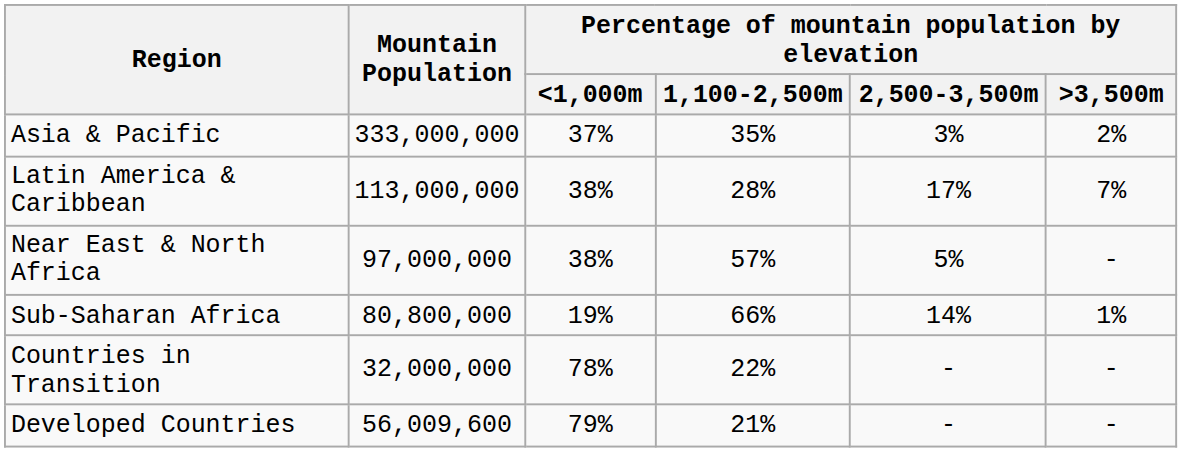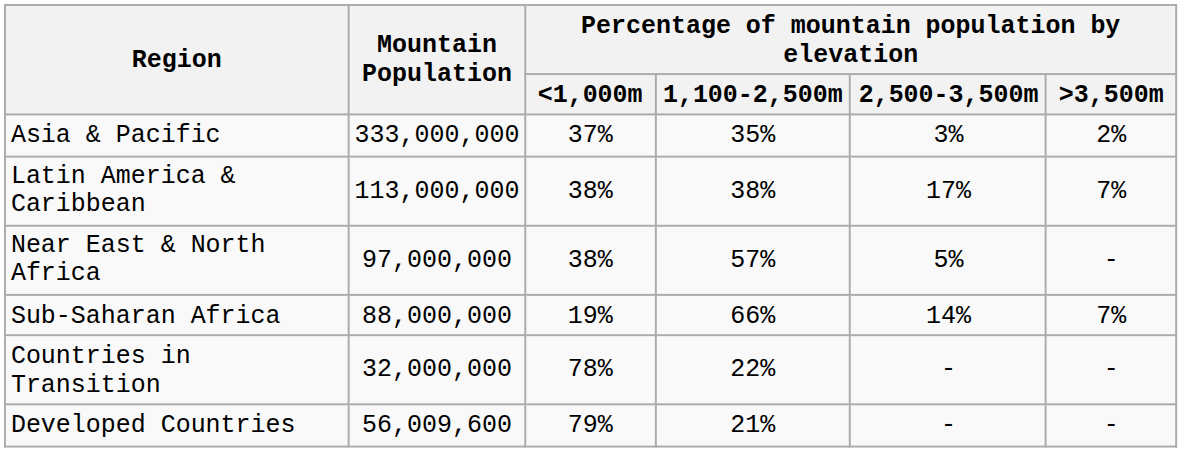(753, 191) 28% -> (753, 191) 38%
(437, 315) 80,800,000 -> (437, 315) 88,000,000
(1111, 315) 1% -> (1111, 315) 7%
